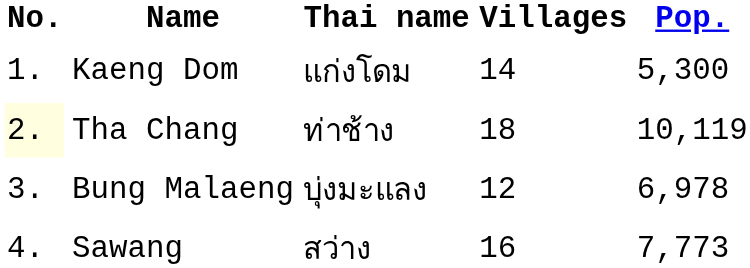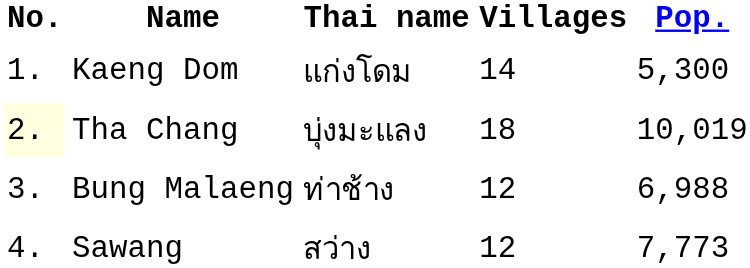(348, 133) ท่าช้าง -> (365, 133) บุ่งมะแลง
(692, 130) 10,119 -> (692, 130) 10,019
(365, 192) บุ่งมะแลง -> (348, 192) ท่าช้าง
(683, 190) 6,978 -> (683, 190) 6,988
(498, 249) 16 -> (498, 249) 12
